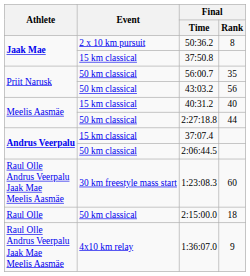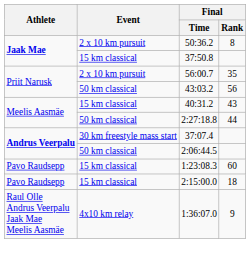(108, 74) 50 km classical -> (112, 74) 2 x 10 km pursuit
(232, 105) 40 -> (232, 105) 43
(108, 136) 15 km classical -> (128, 136) 30 km freestyle mass start
(38, 183) Raul Olle Andrus Veerpalu Jaak Mae Meelis Aasmäe -> (35, 166) Pavo Raudsepp
(128, 183) 30 km freestyle mass start -> (108, 166) 15 km classical
(25, 215) Raul Olle -> (35, 182) Pavo Raudsepp
(108, 215) 50 km classical -> (108, 182) 15 km classical
